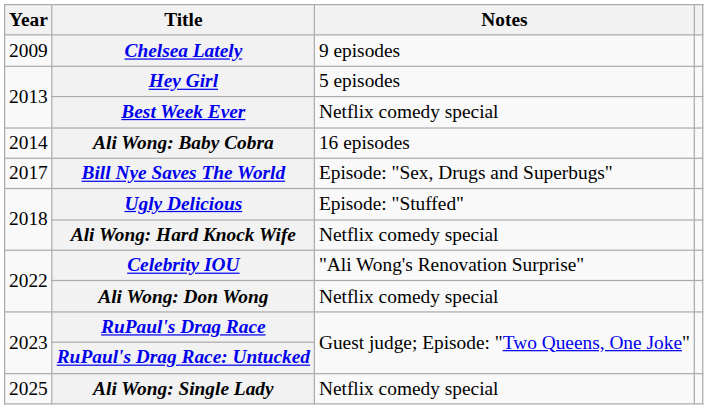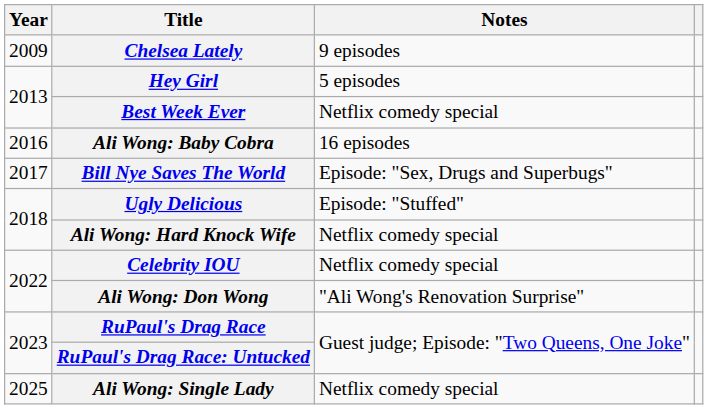(28, 142) 2014 -> (28, 142) 2016
(452, 265) "Ali Wong's Renovation Surprise" -> (409, 265) Netflix comedy special
(409, 296) Netflix comedy special -> (452, 296) "Ali Wong's Renovation Surprise"
